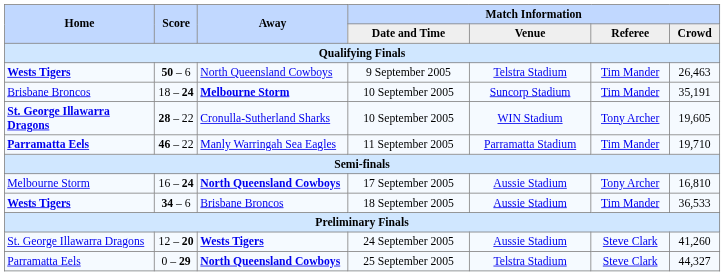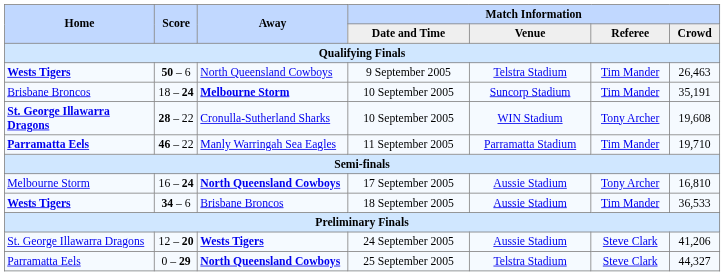(695, 118) 19,605 -> (695, 118) 19,608
(695, 241) 41,260 -> (695, 241) 41,206
